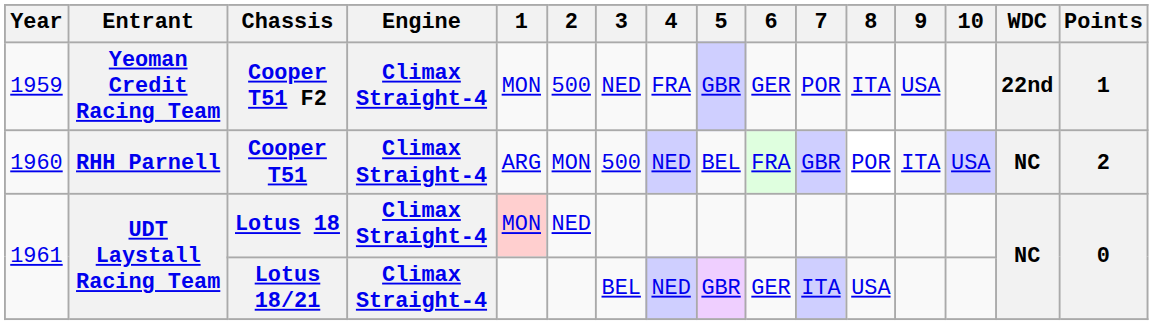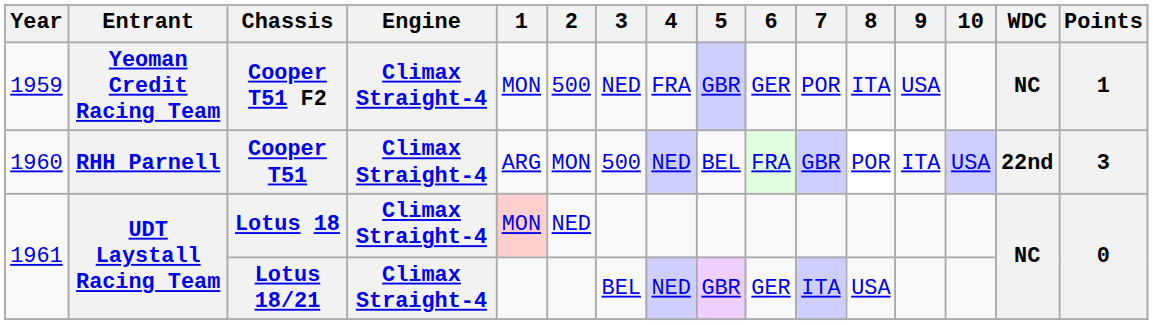(1027, 86) 22nd -> (1027, 86) NC
(1027, 162) NC -> (1027, 162) 22nd
(1103, 162) 2 -> (1103, 162) 3
